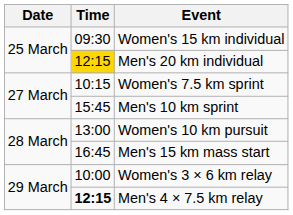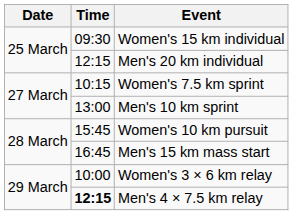(92, 61) gold background -> (92, 61) no background
(92, 107) 15:45 -> (92, 107) 13:00
(92, 130) 13:00 -> (92, 130) 15:45
